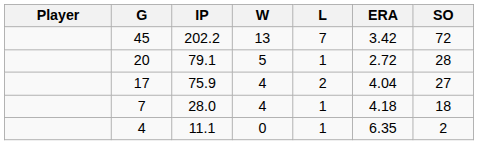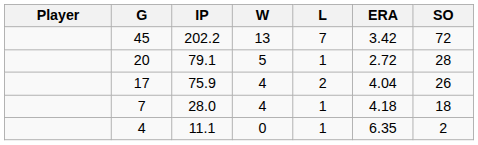(443, 83) 27 -> (443, 83) 26
